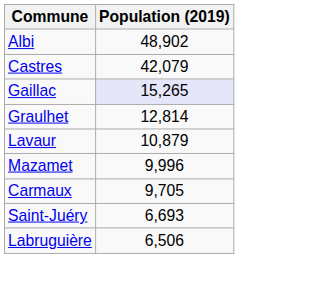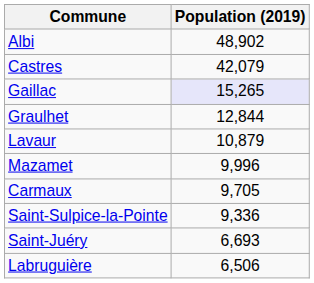(164, 116) 12,814 -> (240, 116) 12,844
+ row: (88, 215)
